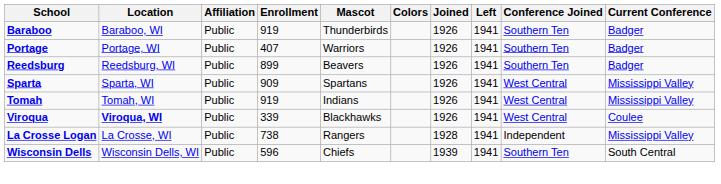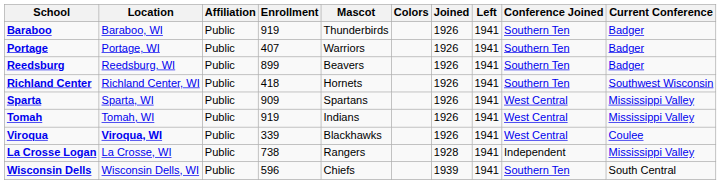+ row: (49, 83)
